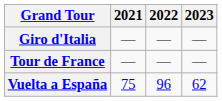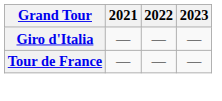- row: (58, 84)
